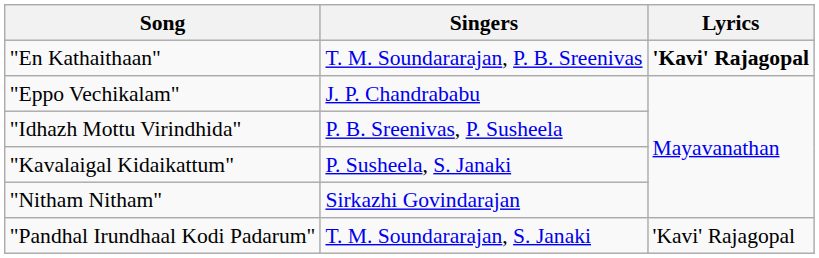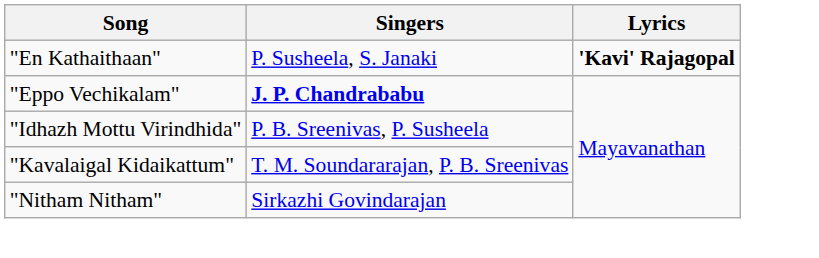(484, 58) T. M. Soundararajan, P. B. Sreenivas -> (344, 58) P. Susheela, S. Janaki
(403, 93) normal -> (338, 93) bold
(418, 164) P. Susheela, S. Janaki -> (410, 164) T. M. Soundararajan, P. B. Sreenivas
- row: (163, 236)
